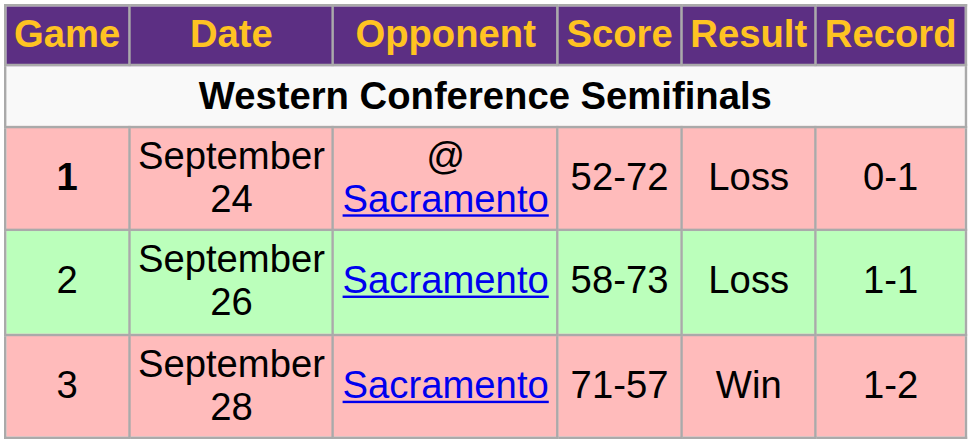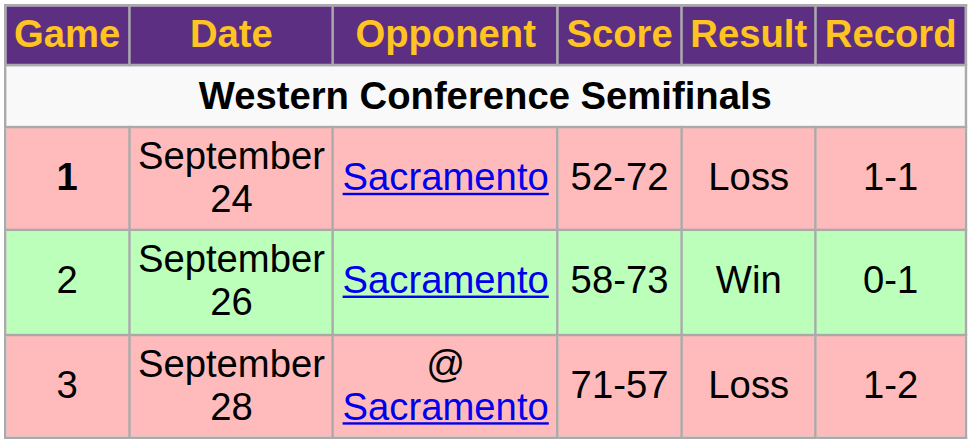(446, 177) @ Sacramento -> (446, 177) Sacramento
(891, 177) 0-1 -> (891, 177) 1-1
(749, 281) Loss -> (749, 281) Win
(891, 281) 1-1 -> (891, 281) 0-1
(446, 384) Sacramento -> (446, 384) @ Sacramento
(749, 384) Win -> (749, 384) Loss
